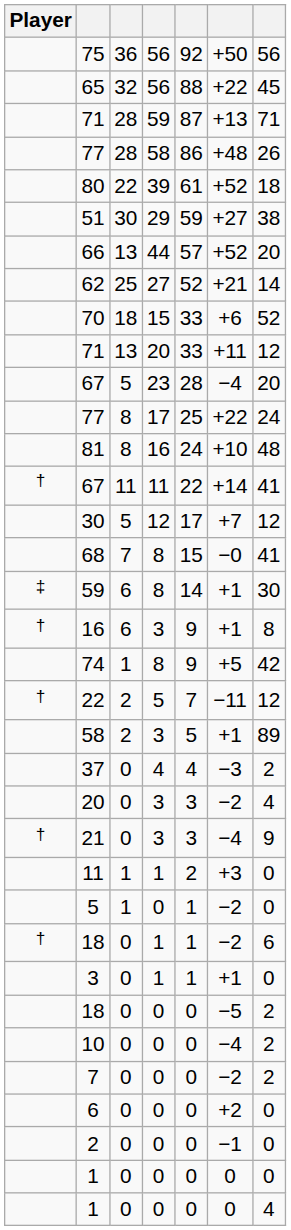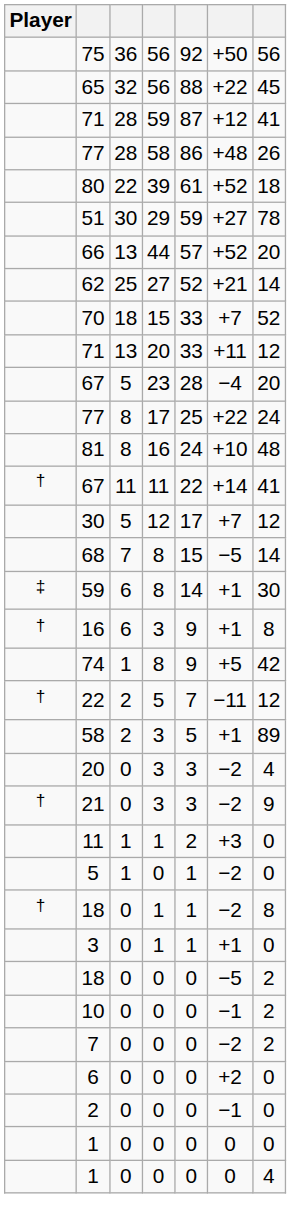(230, 119) +13 -> (230, 119) +12
(269, 119) 71 -> (269, 119) 41
(269, 218) 38 -> (269, 218) 78
(230, 317) +6 -> (230, 317) +7
(230, 554) −0 -> (230, 554) −5
(269, 554) 41 -> (269, 554) 14
- row: (93, 769)
(230, 838) −4 -> (230, 805) −2
(269, 942) 6 -> (269, 909) 8
(230, 1044) −4 -> (230, 1011) −1
